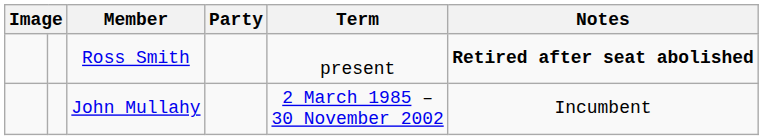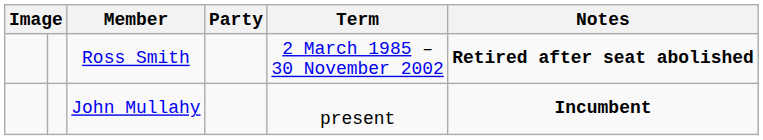(358, 69) present -> (358, 59) 2 March 1985 – 30 November 2002
(358, 109) 2 March 1985 – 30 November 2002 -> (358, 119) present
(603, 109) normal -> (603, 109) bold
